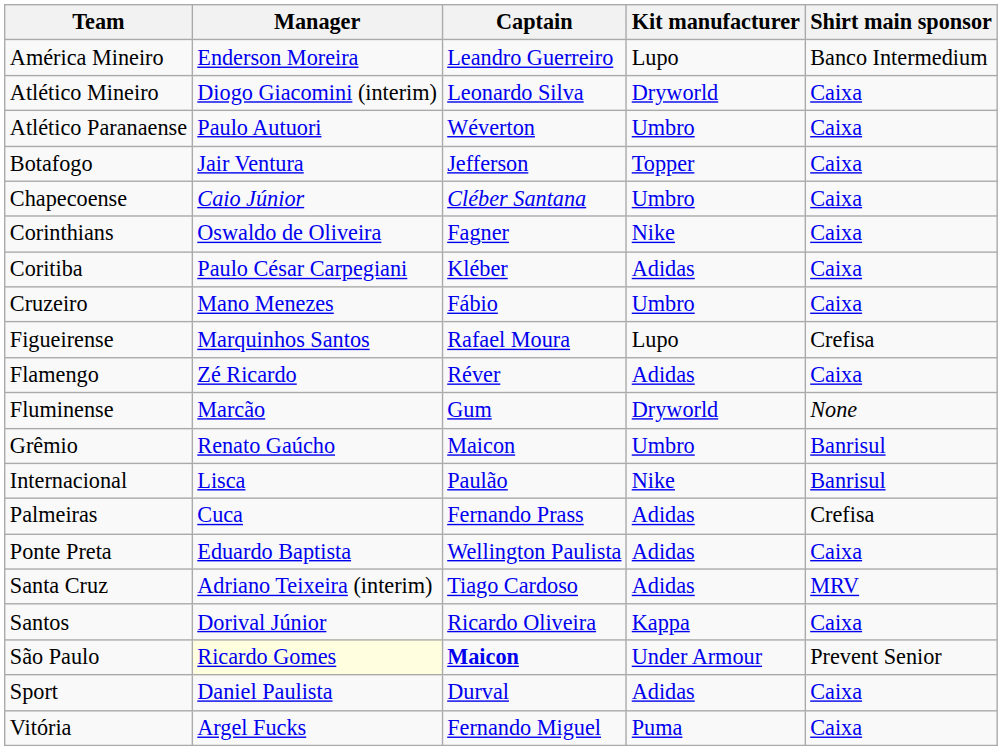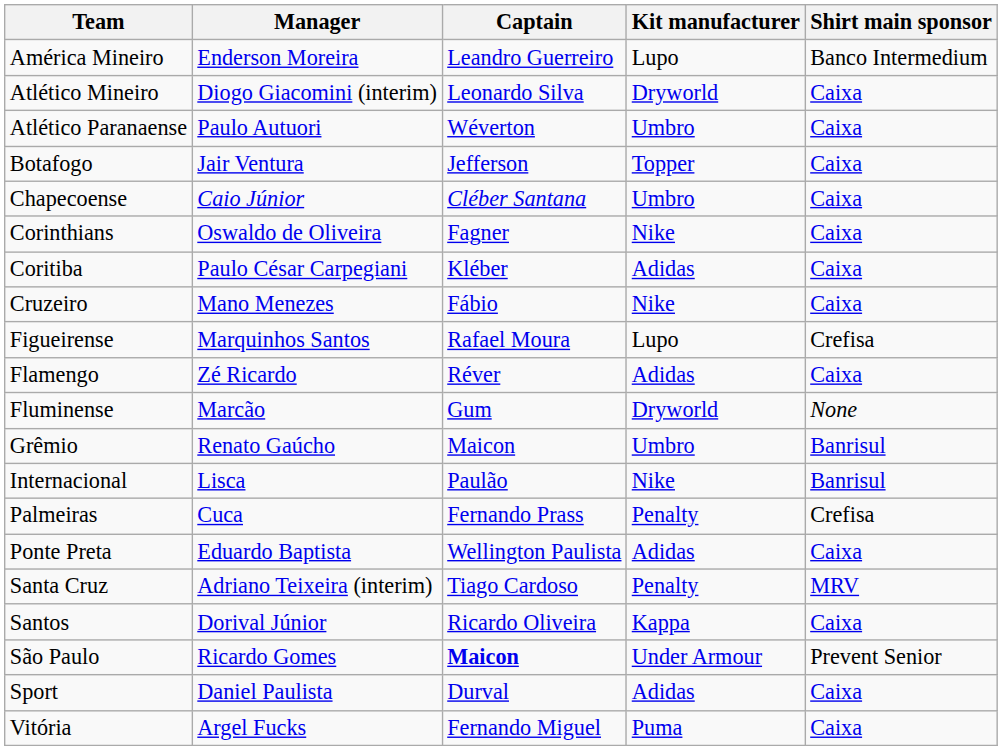(663, 304) Umbro -> (653, 304) Nike
(663, 515) Adidas -> (665, 515) Penalty
(663, 586) Adidas -> (665, 586) Penalty
(267, 657) lightyellow background -> (267, 657) no background
